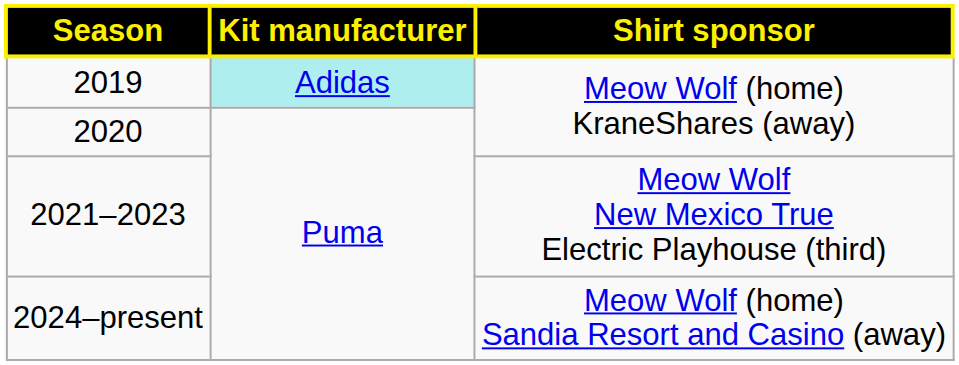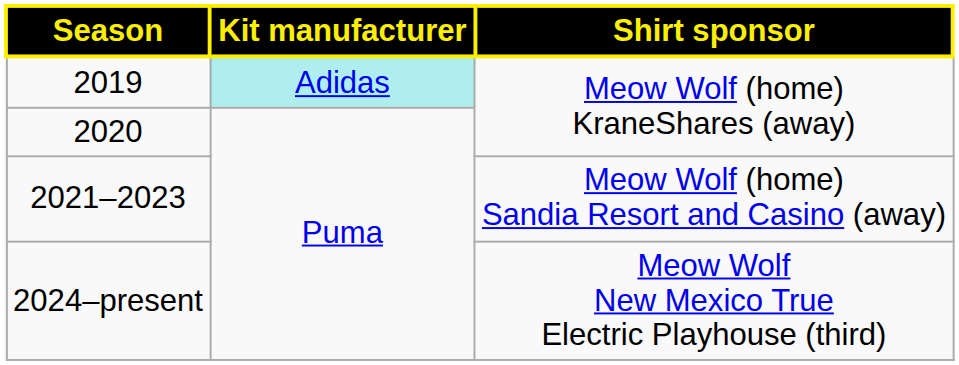(714, 215) Meow Wolf New Mexico True Electric Playhouse (third) -> (714, 198) Meow Wolf (home) Sandia Resort and Casino (away)
(714, 317) Meow Wolf (home) Sandia Resort and Casino (away) -> (714, 299) Meow Wolf New Mexico True Electric Playhouse (third)
